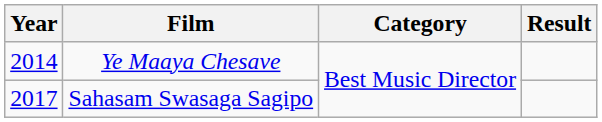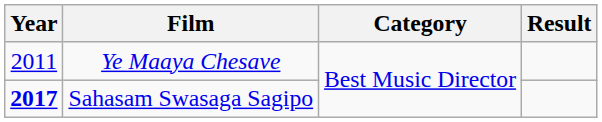(34, 60) 2014 -> (34, 60) 2011
(34, 98) normal -> (34, 98) bold
